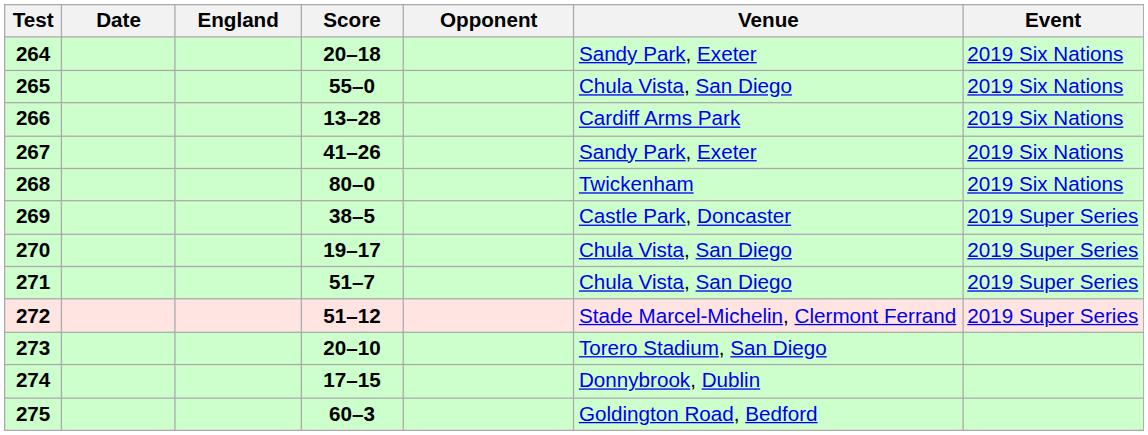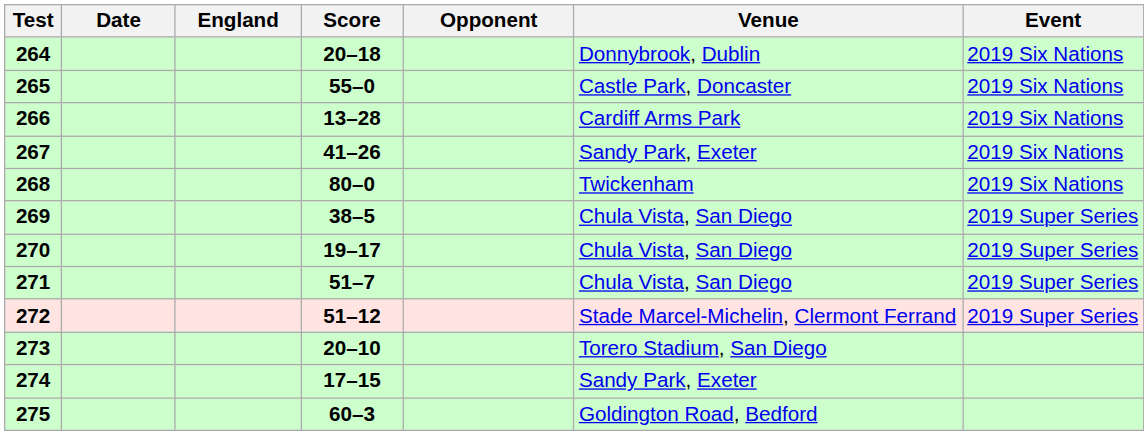(668, 53) Sandy Park, Exeter -> (670, 53) Donnybrook, Dublin
(685, 86) Chula Vista, San Diego -> (685, 86) Castle Park, Doncaster
(685, 217) Castle Park, Doncaster -> (685, 217) Chula Vista, San Diego
(670, 380) Donnybrook, Dublin -> (668, 380) Sandy Park, Exeter
